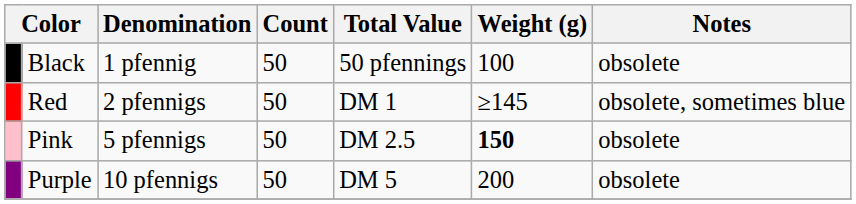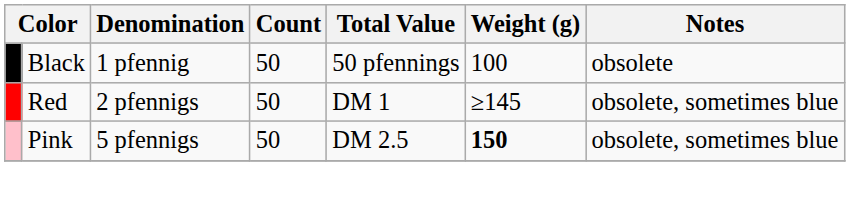(639, 140) obsolete -> (715, 140) obsolete, sometimes blue
- row: (60, 179)
